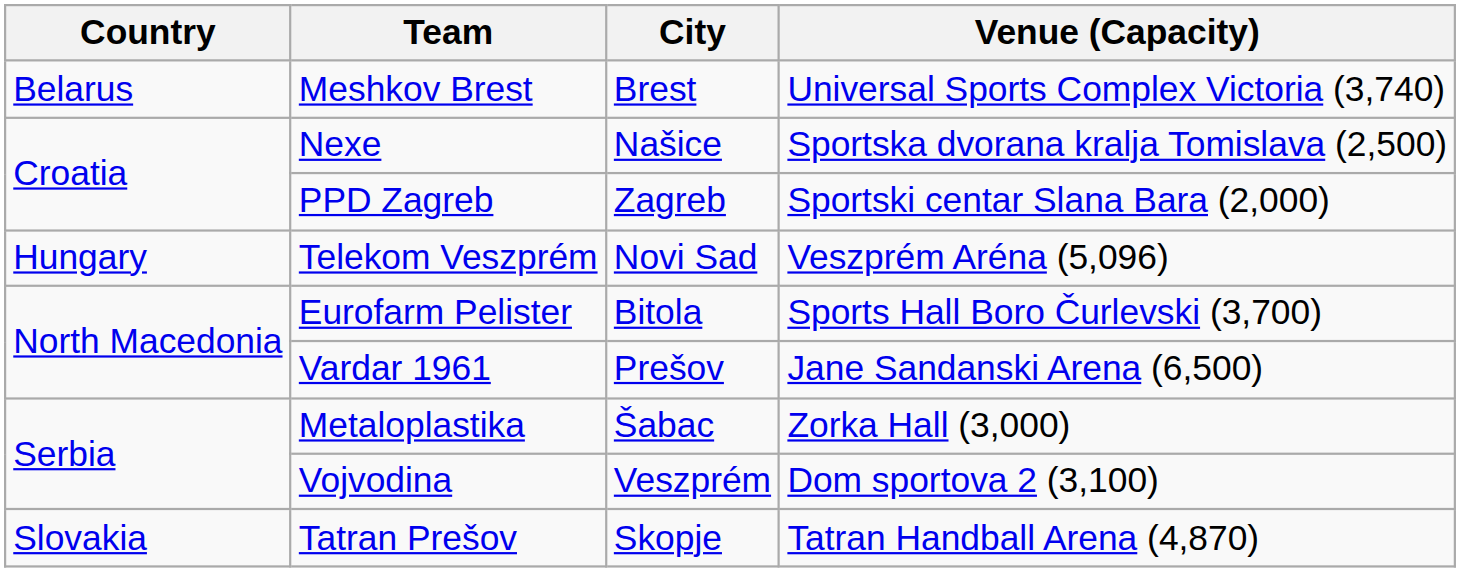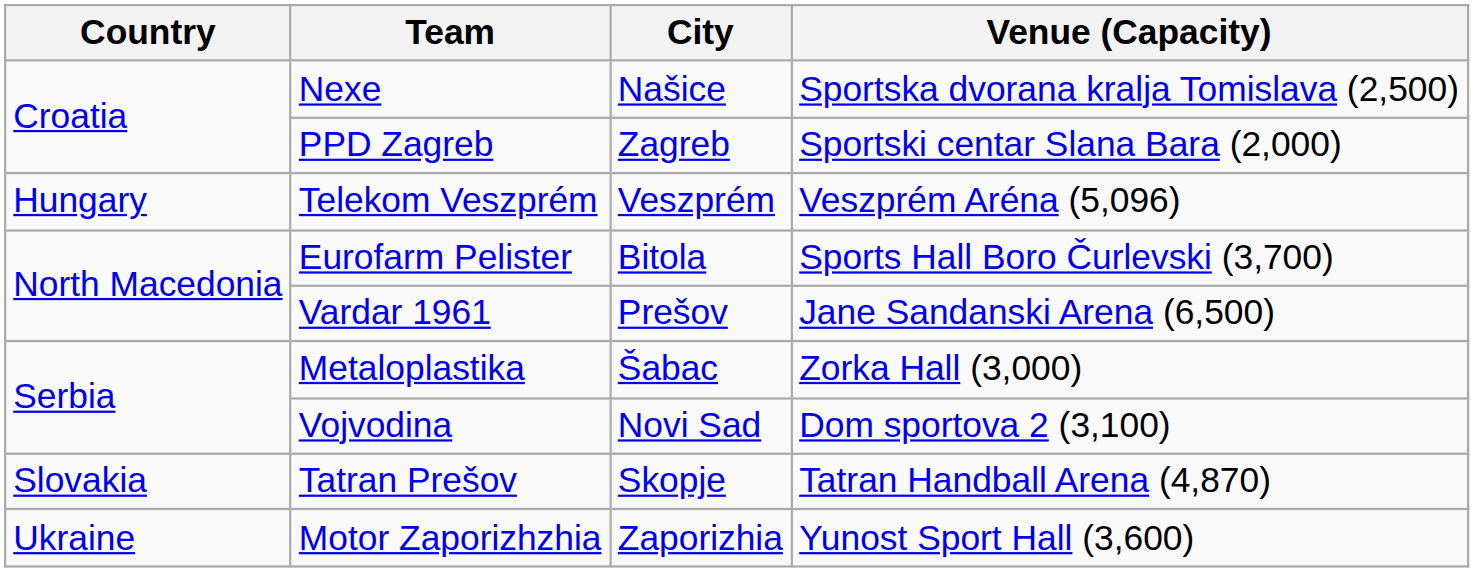- row: (416, 88)
(686, 256) Novi Sad -> (696, 200) Veszprém
(692, 481) Veszprém -> (690, 425) Novi Sad
+ row: (450, 537)
